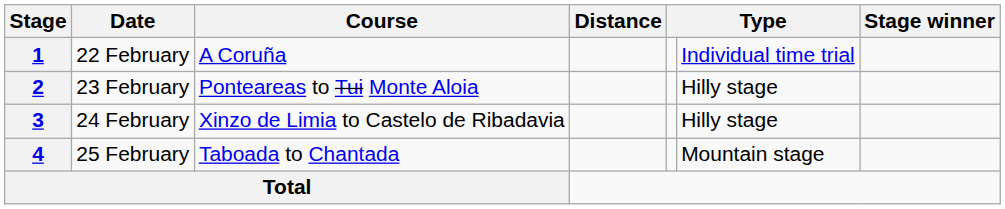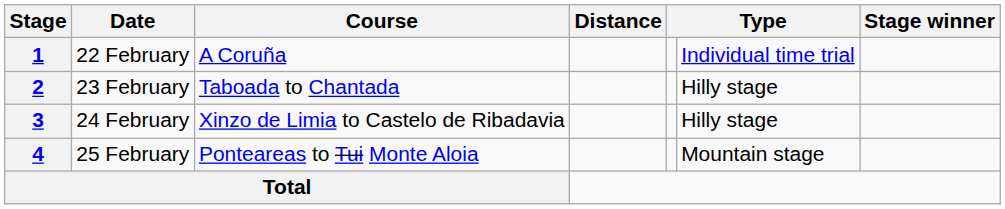(339, 87) Ponteareas to Tui Monte Aloia -> (299, 87) Taboada to Chantada
(299, 154) Taboada to Chantada -> (339, 154) Ponteareas to Tui Monte Aloia
